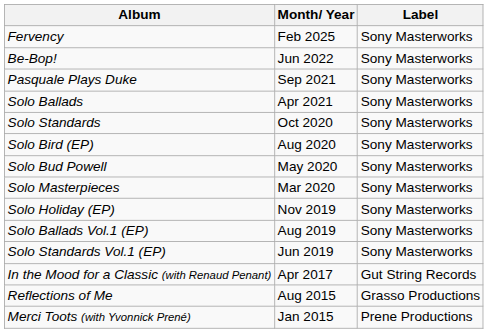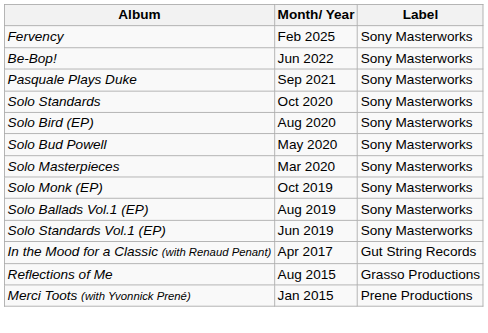- row: (45, 101)
- row: (61, 209)
+ row: (55, 187)
